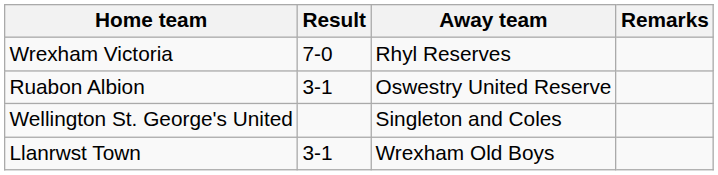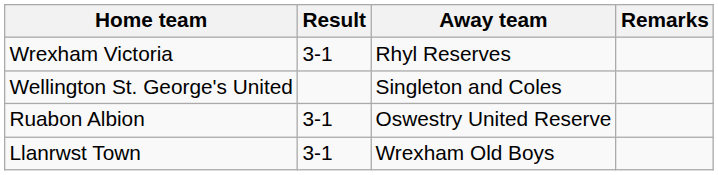(317, 53) 7-0 -> (317, 53) 3-1
rows swapped: (77, 86) <-> (151, 119)
